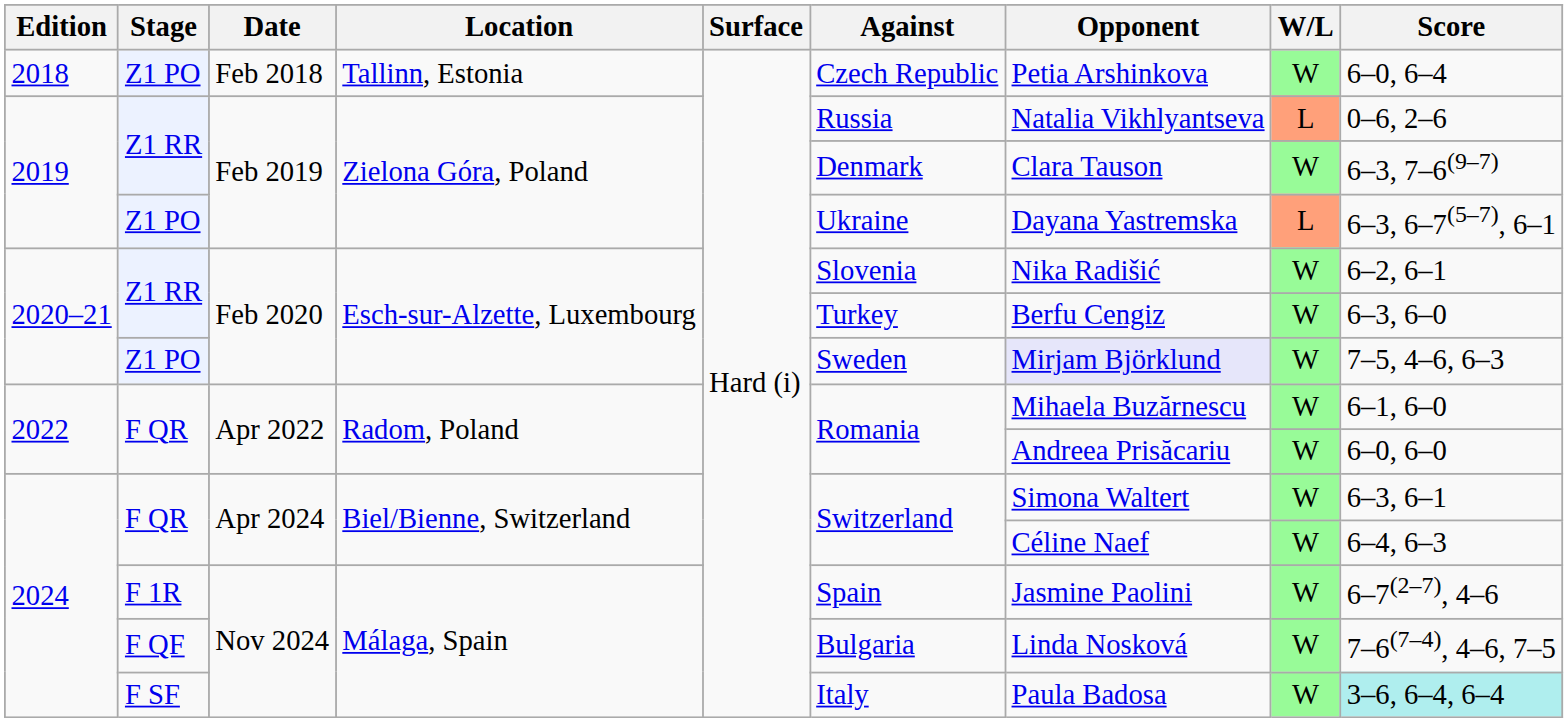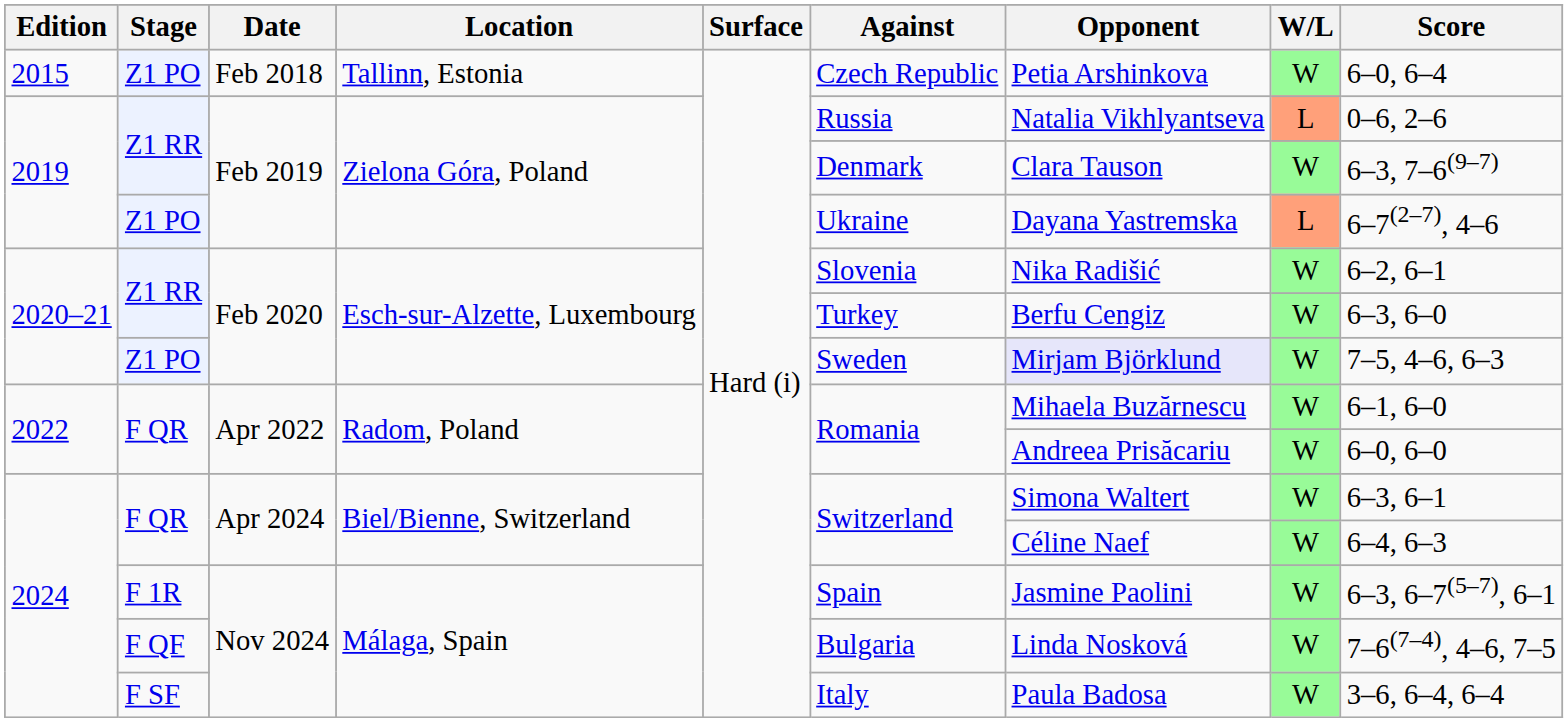(40, 72) 2018 -> (40, 72) 2015
(1451, 220) 6–3, 6–7(5–7), 6–1 -> (1423, 220) 6–7(2–7), 4–6
(1423, 591) 6–7(2–7), 4–6 -> (1451, 591) 6–3, 6–7(5–7), 6–1
(1425, 694) paleturquoise background -> (1425, 694) no background
